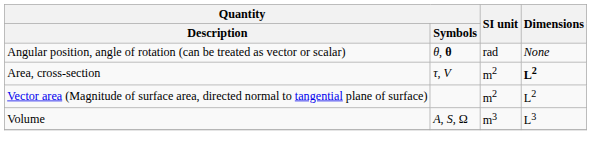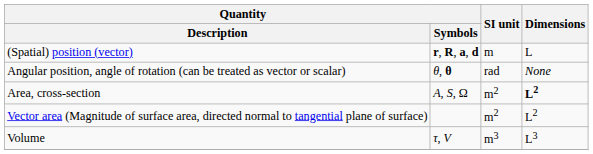+ row: (70, 52)
(442, 73) τ, V -> (450, 92) A, S, Ω
(450, 118) A, S, Ω -> (442, 138) τ, V
